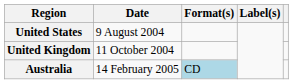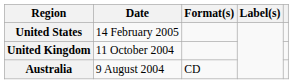(130, 32) 9 August 2004 -> (137, 32) 14 February 2005
(137, 69) 14 February 2005 -> (130, 69) 9 August 2004
(192, 69) lightblue background -> (192, 69) no background
